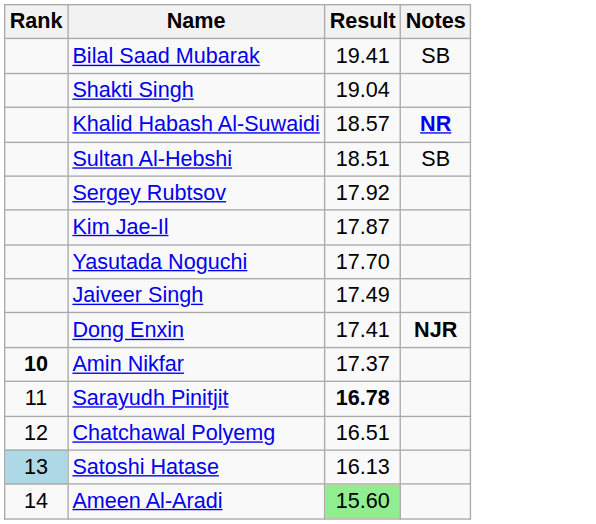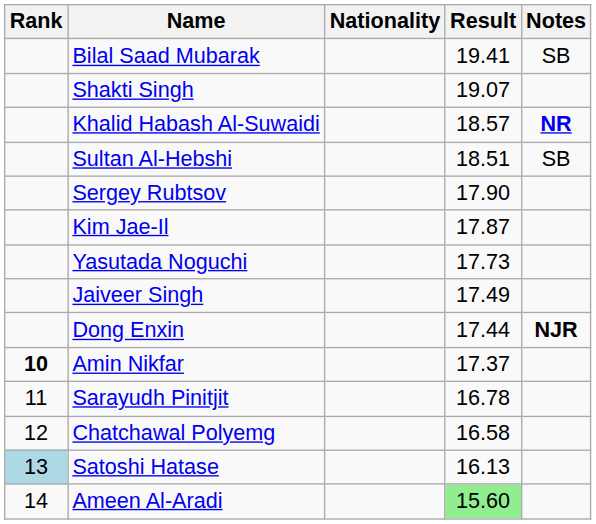+ column: (385, 21)
(363, 90) 19.04 -> (483, 90) 19.07
(363, 192) 17.92 -> (483, 192) 17.90
(363, 261) 17.70 -> (483, 261) 17.73
(363, 329) 17.41 -> (483, 329) 17.44
(363, 398) bold -> (483, 398) normal
(363, 432) 16.51 -> (483, 432) 16.58
